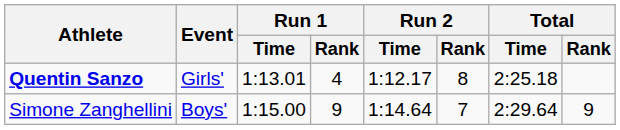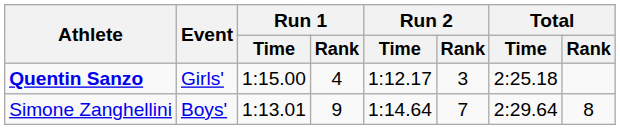(274, 79) 1:13.01 -> (274, 79) 1:15.00
(463, 79) 8 -> (463, 79) 3
(274, 109) 1:15.00 -> (274, 109) 1:13.01
(589, 109) 9 -> (589, 109) 8
